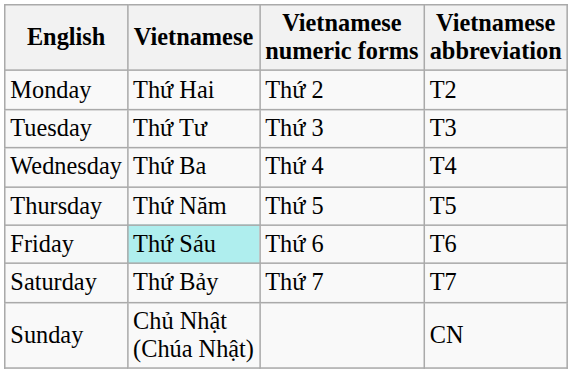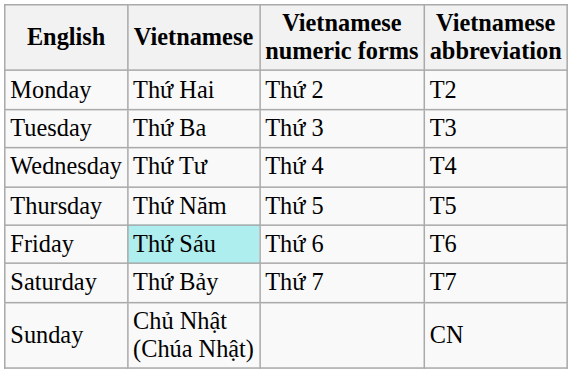(170, 128) Thứ Tư -> (170, 128) Thứ Ba
(170, 166) Thứ Ba -> (170, 166) Thứ Tư
